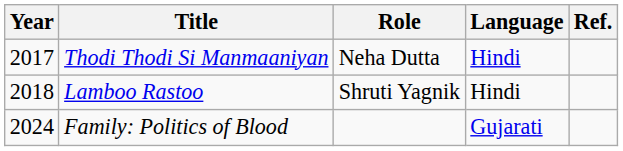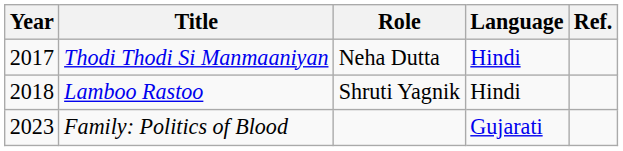(32, 127) 2024 -> (32, 127) 2023
